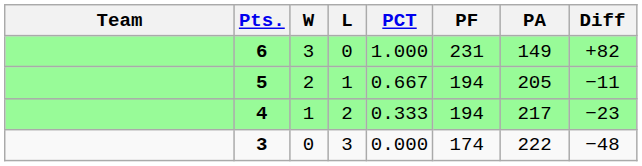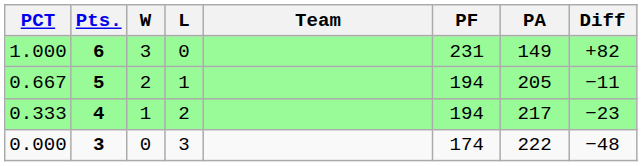columns swapped: (120, 20) <-> (400, 20)
